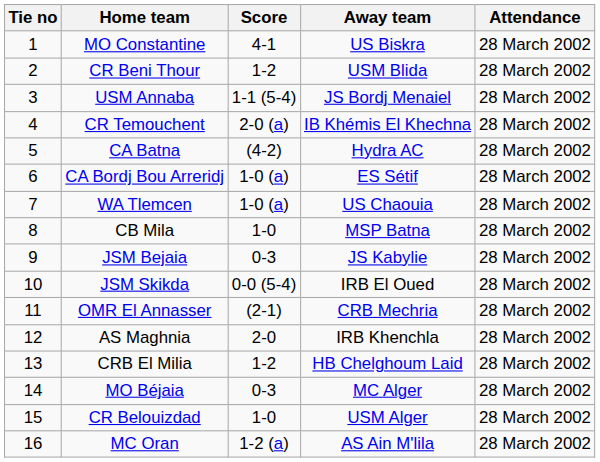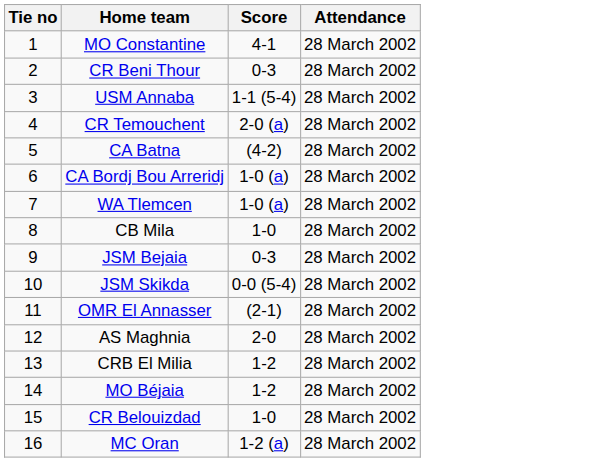- column: (388, 17)
(264, 71) 1-2 -> (264, 71) 0-3
(264, 390) 0-3 -> (264, 390) 1-2
